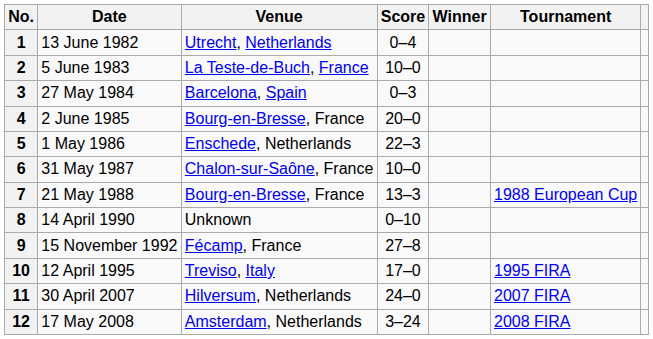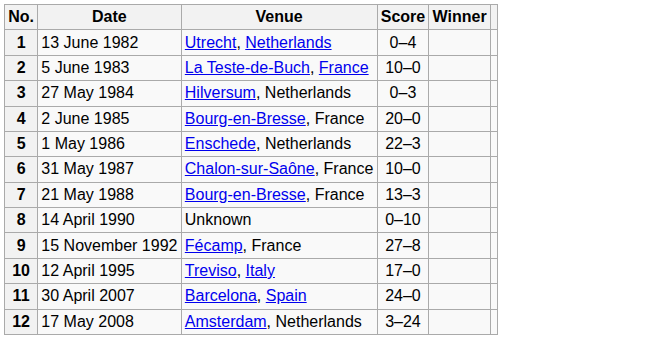- column: (566, 17)
(246, 93) Barcelona, Spain -> (268, 93) Hilversum, Netherlands
(268, 296) Hilversum, Netherlands -> (246, 296) Barcelona, Spain
